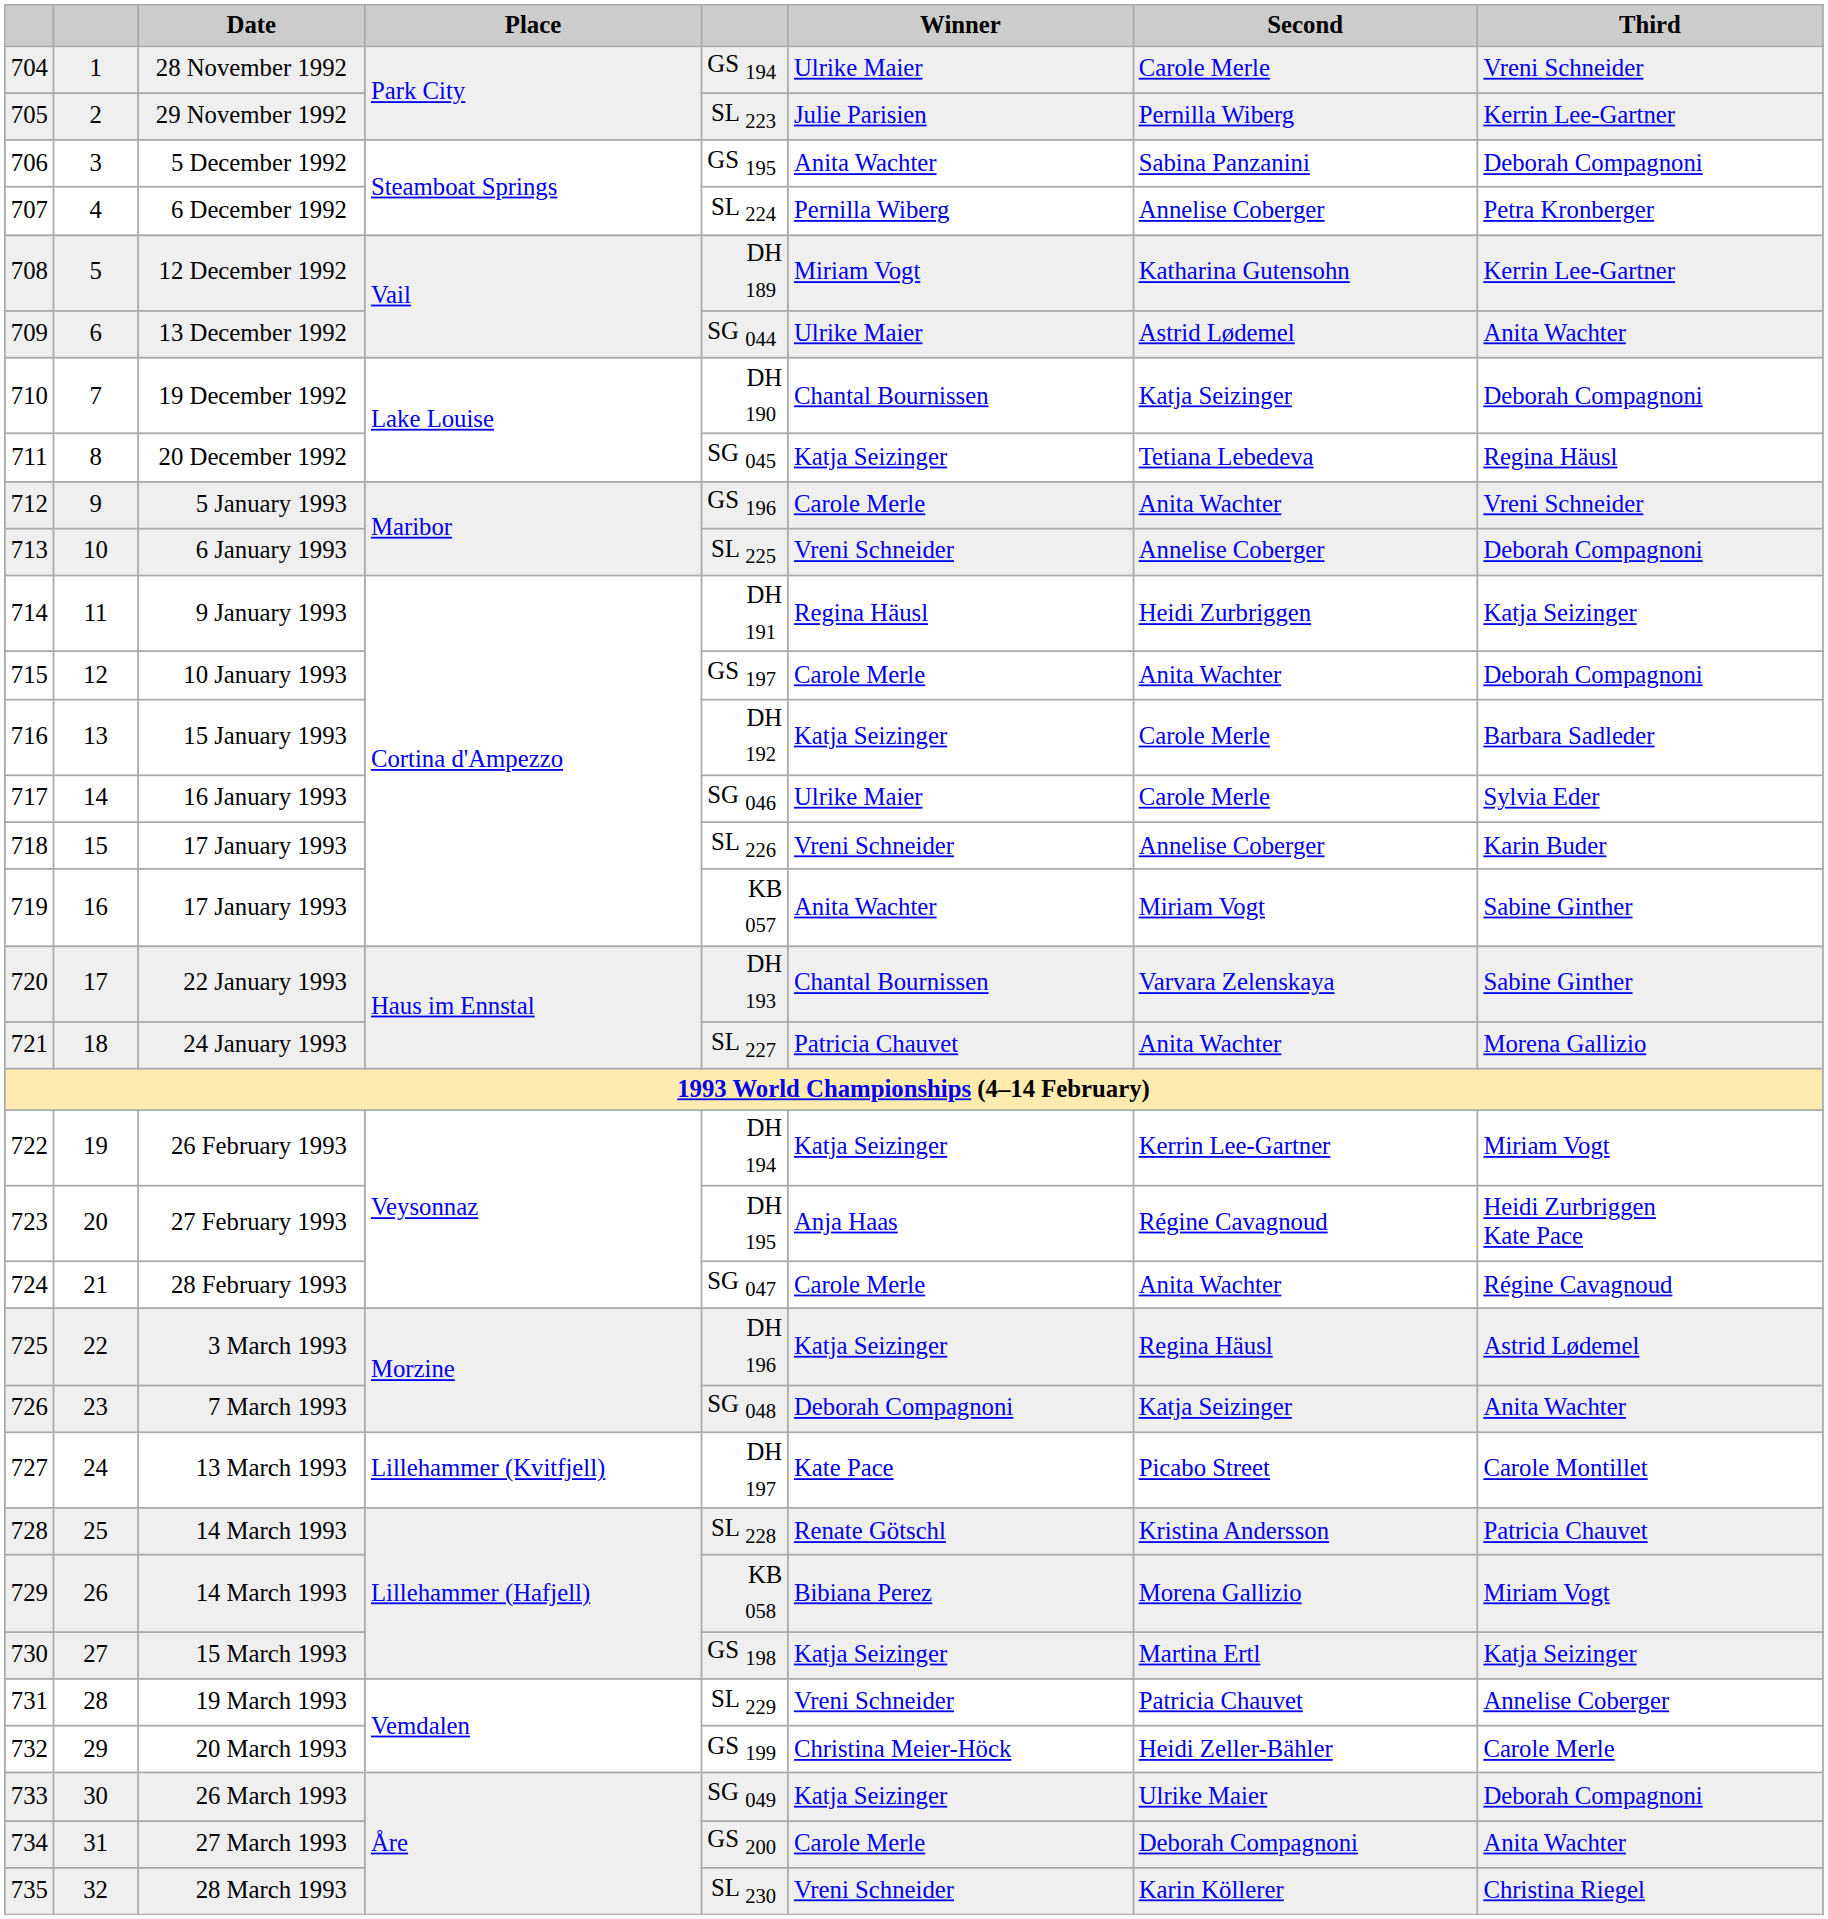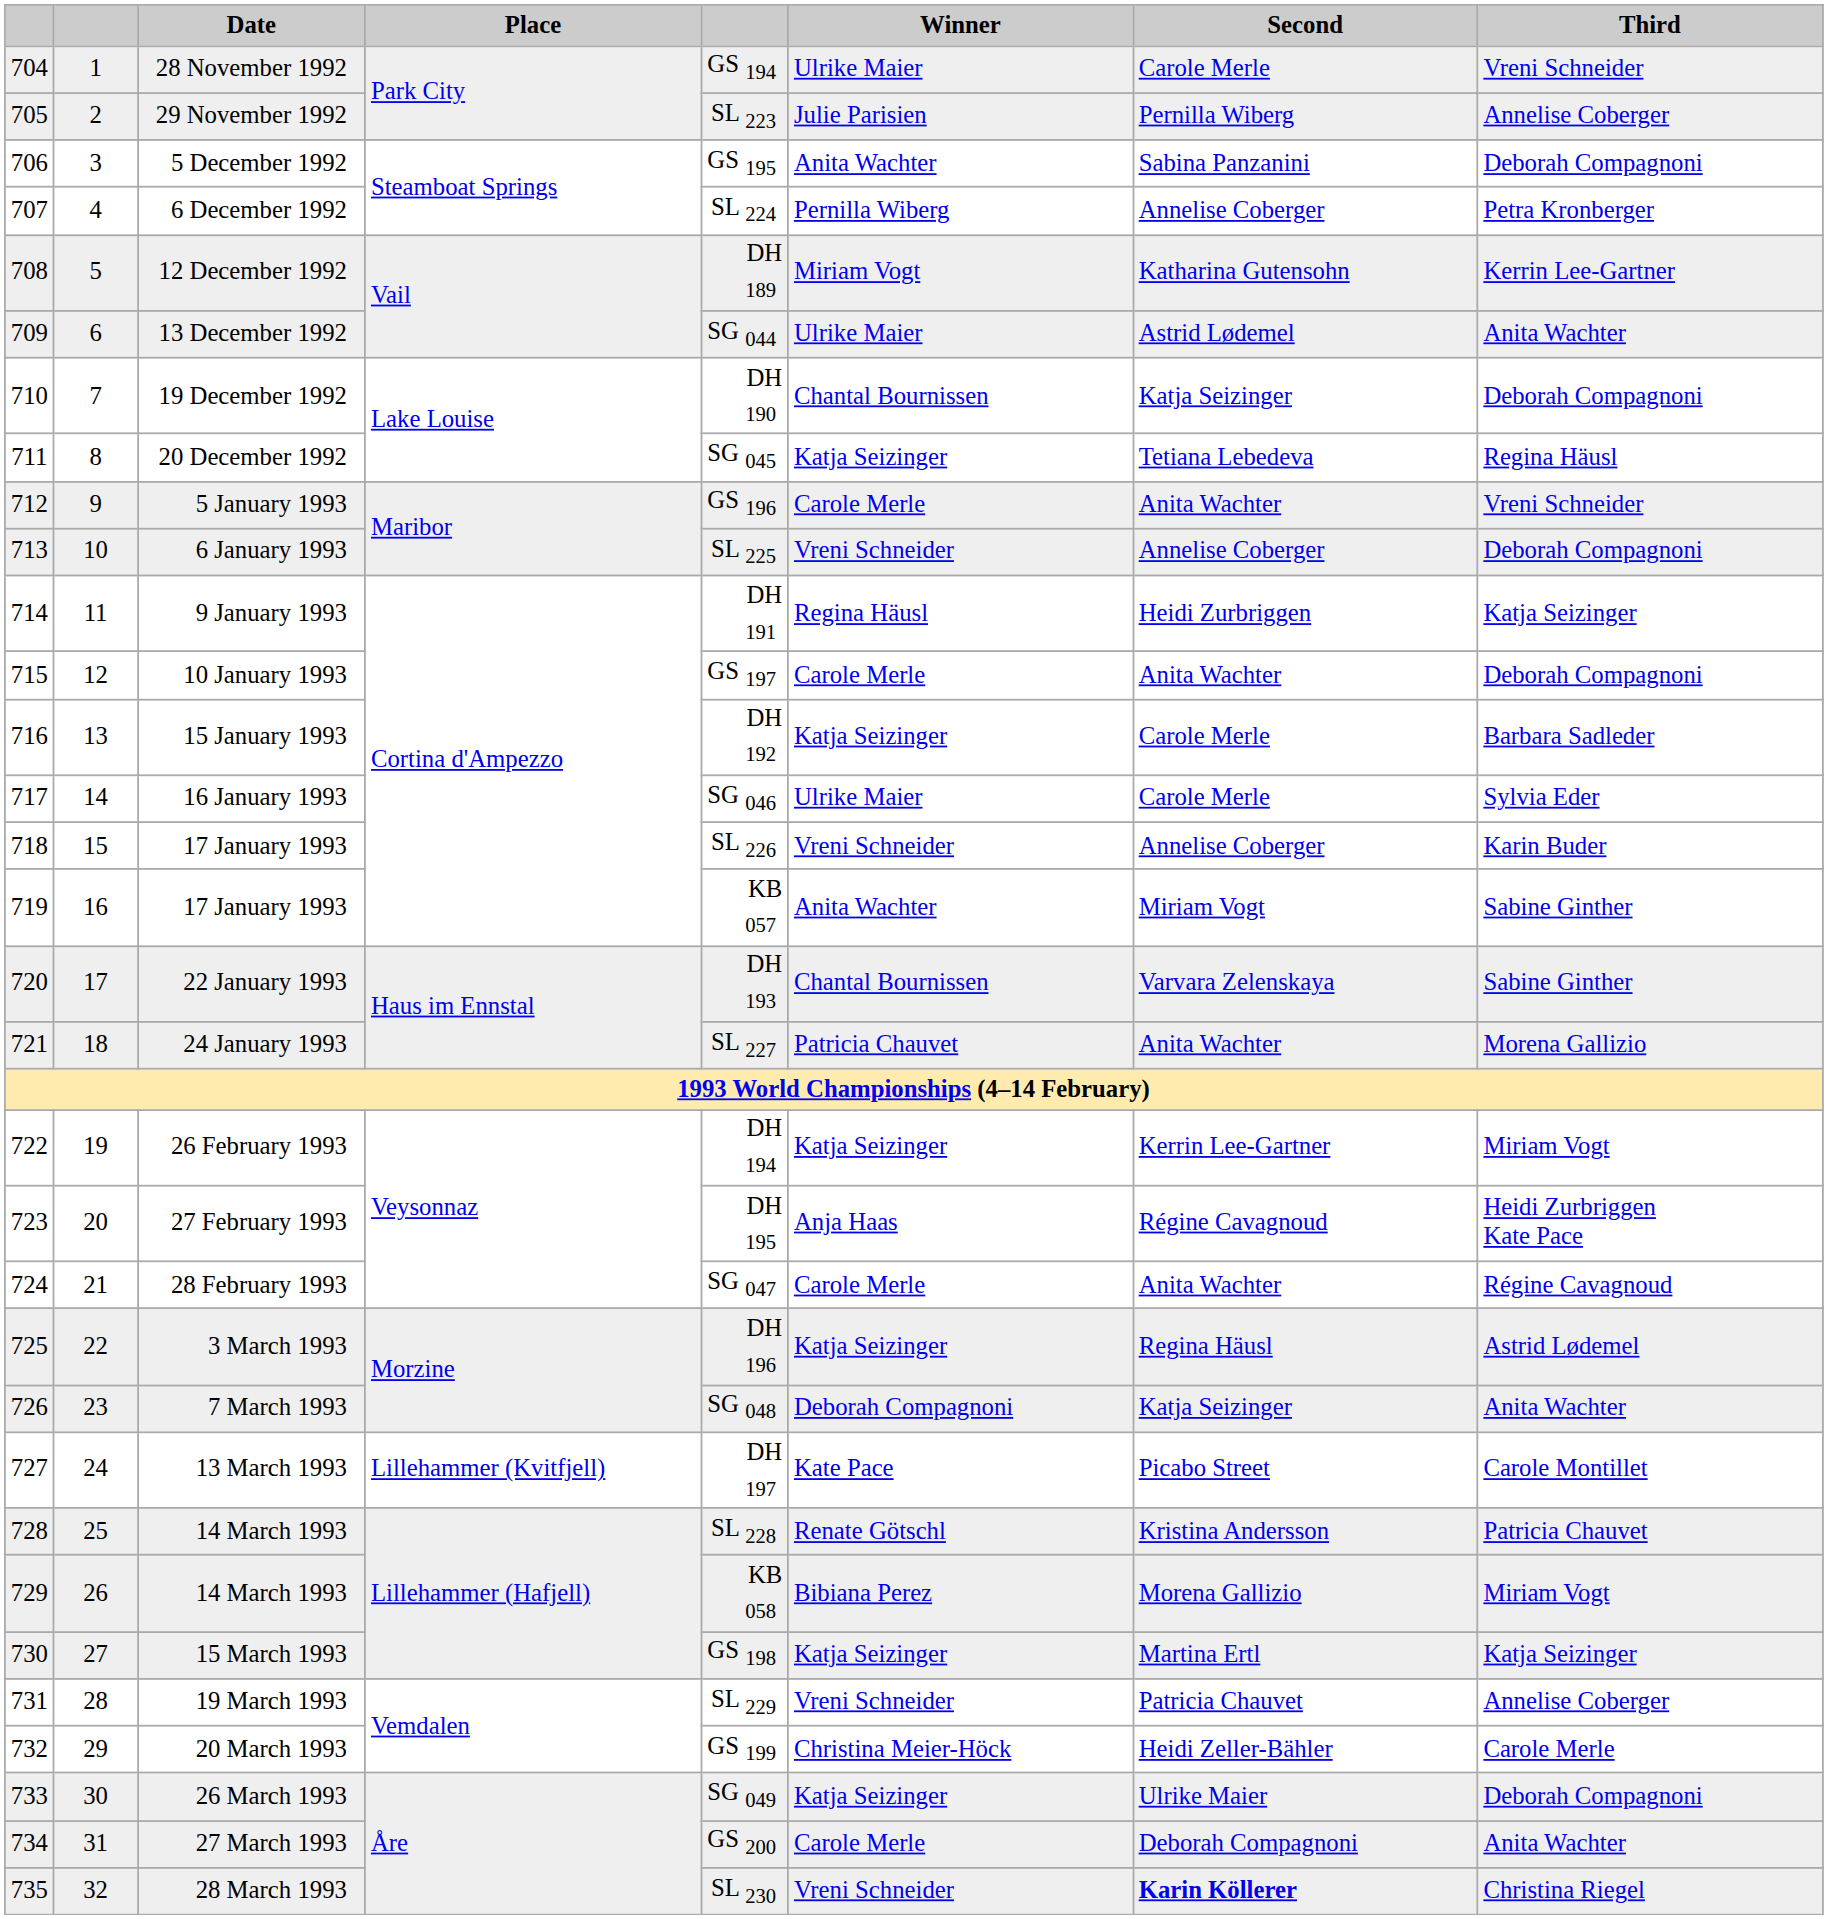(1579, 115) Kerrin Lee-Gartner -> (1576, 115) Annelise Coberger
(1211, 1890) normal -> (1218, 1890) bold
